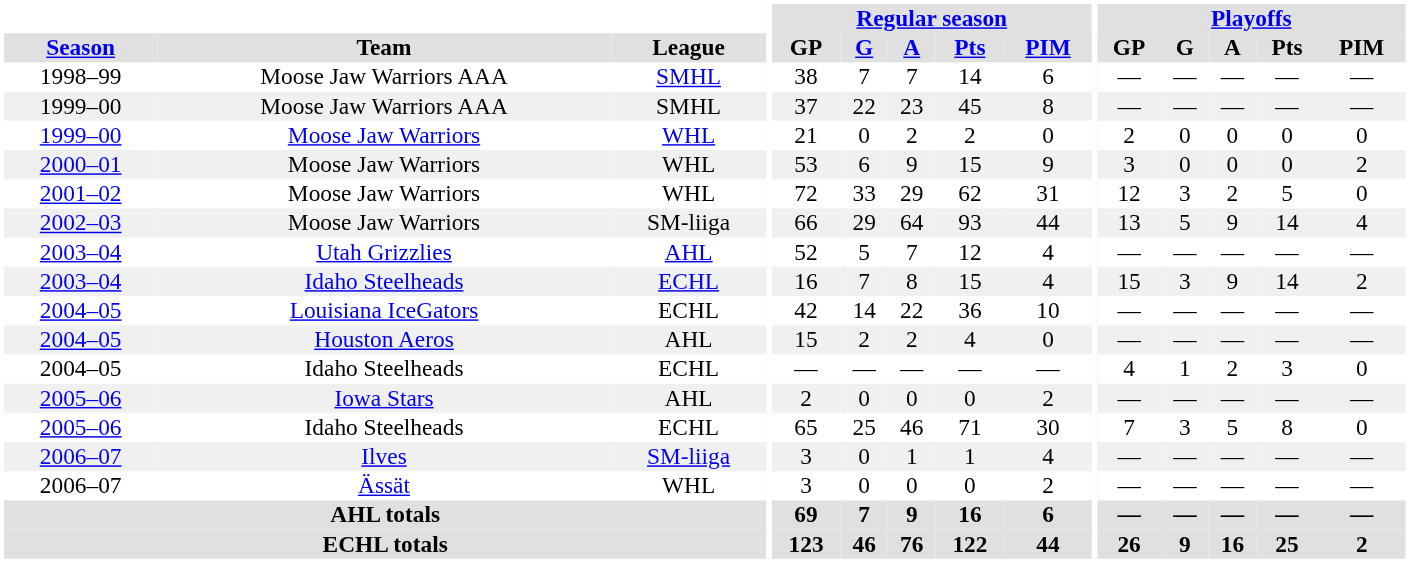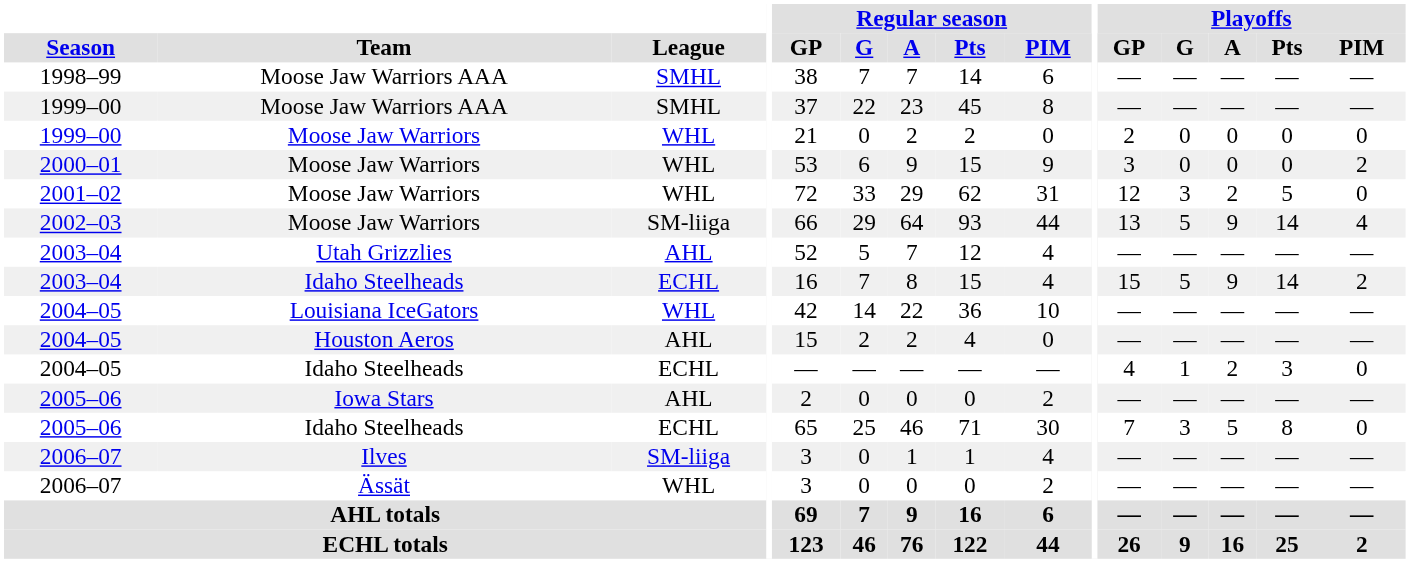(1185, 281) 3 -> (1185, 281) 5
(689, 310) ECHL -> (689, 310) WHL
